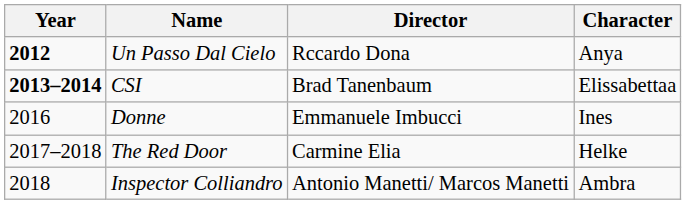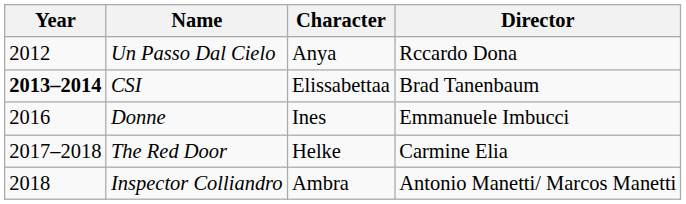columns swapped: (431, 20) <-> (627, 20)
(30, 53) bold -> (30, 53) normal
